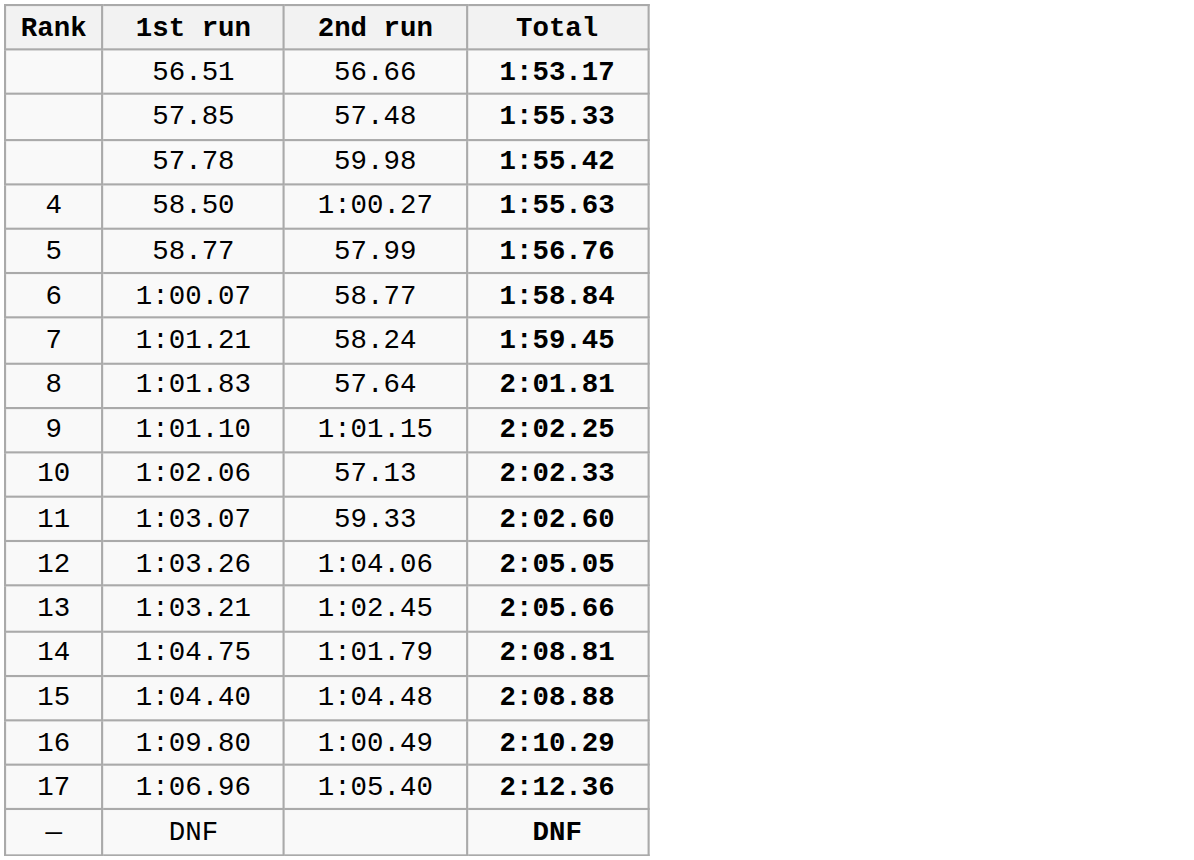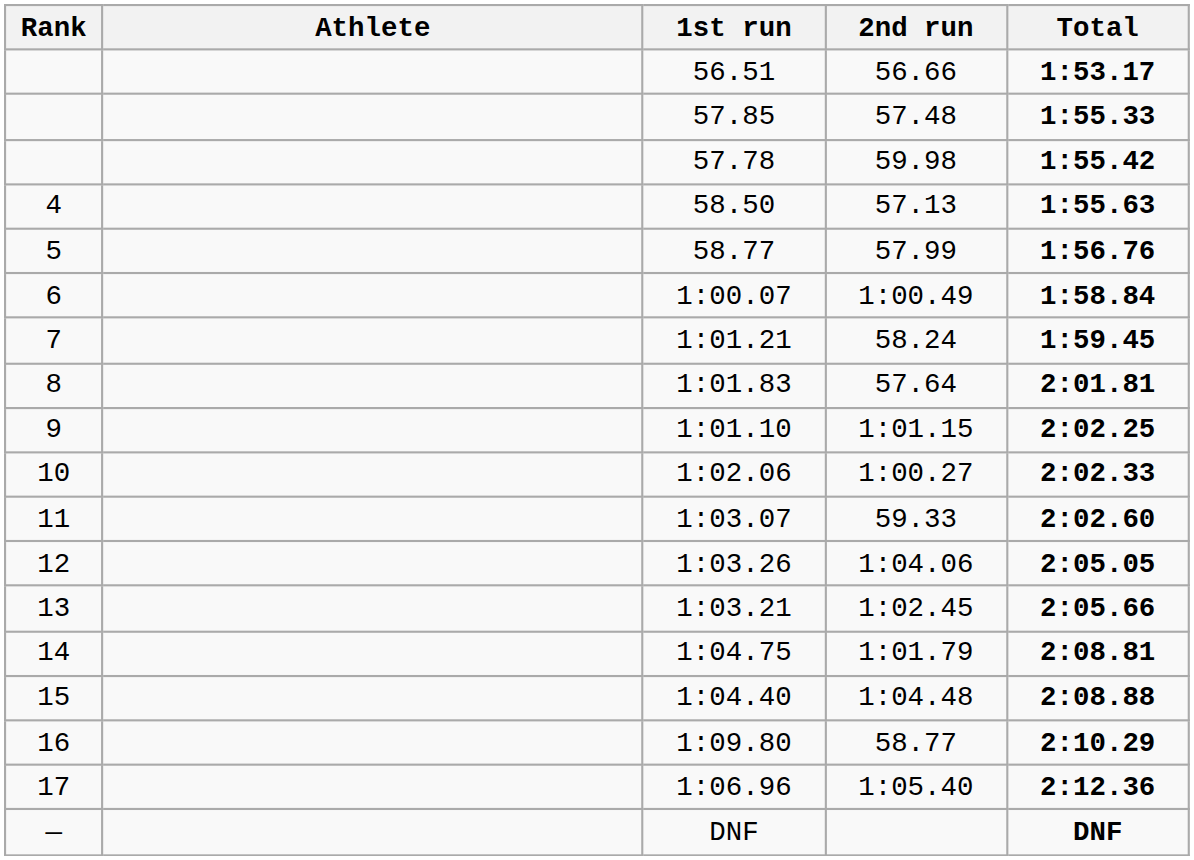+ column: (373, 27)
(375, 206) 1:00.27 -> (916, 206) 57.13
(375, 296) 58.77 -> (916, 296) 1:00.49
(375, 474) 57.13 -> (916, 474) 1:00.27
(375, 743) 1:00.49 -> (916, 743) 58.77
